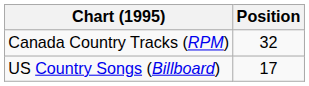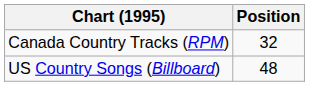(268, 68) 17 -> (268, 68) 48
